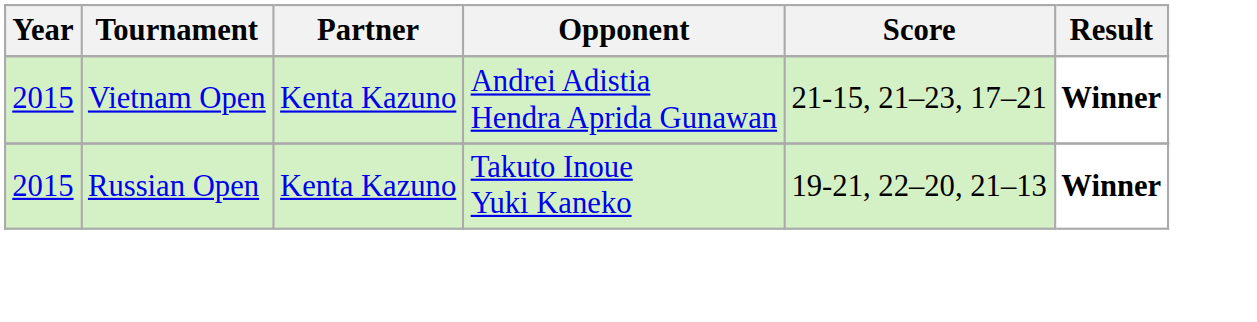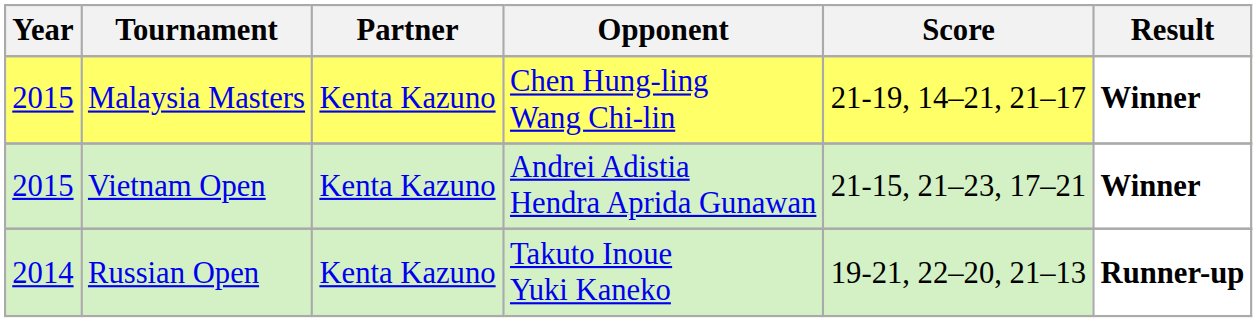+ row: (196, 98)
(43, 185) 2015 -> (43, 272) 2014
(1111, 185) Winner -> (1172, 272) Runner-up
